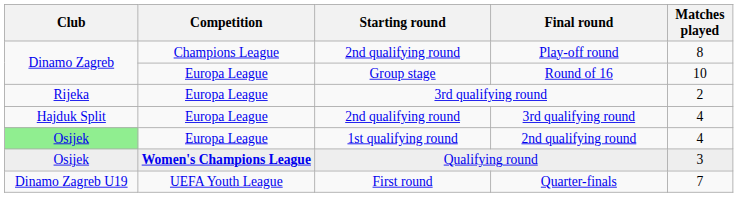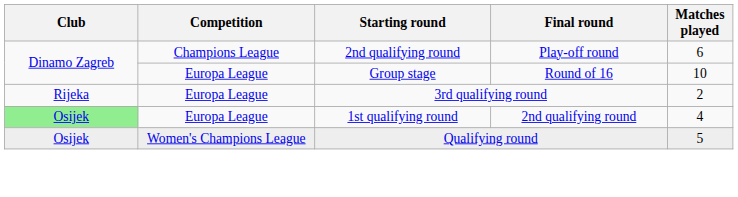(700, 52) 8 -> (700, 52) 6
- row: (403, 116)
(226, 159) bold -> (226, 138) normal
(700, 159) 3 -> (700, 138) 5
- row: (403, 181)
